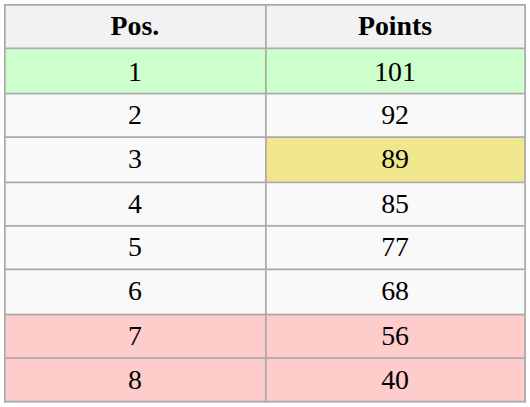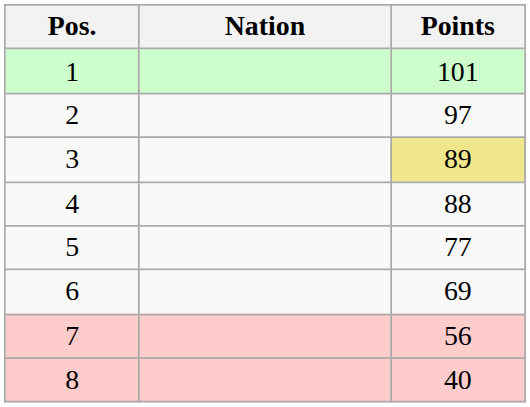+ column: (265, 26)
(395, 114) 92 -> (458, 114) 97
(395, 203) 85 -> (458, 203) 88
(395, 291) 68 -> (458, 291) 69
